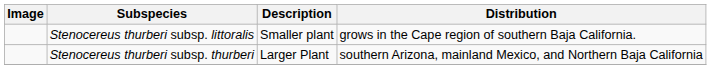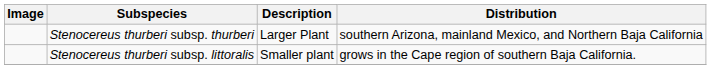rows swapped: (152, 34) <-> (152, 54)
